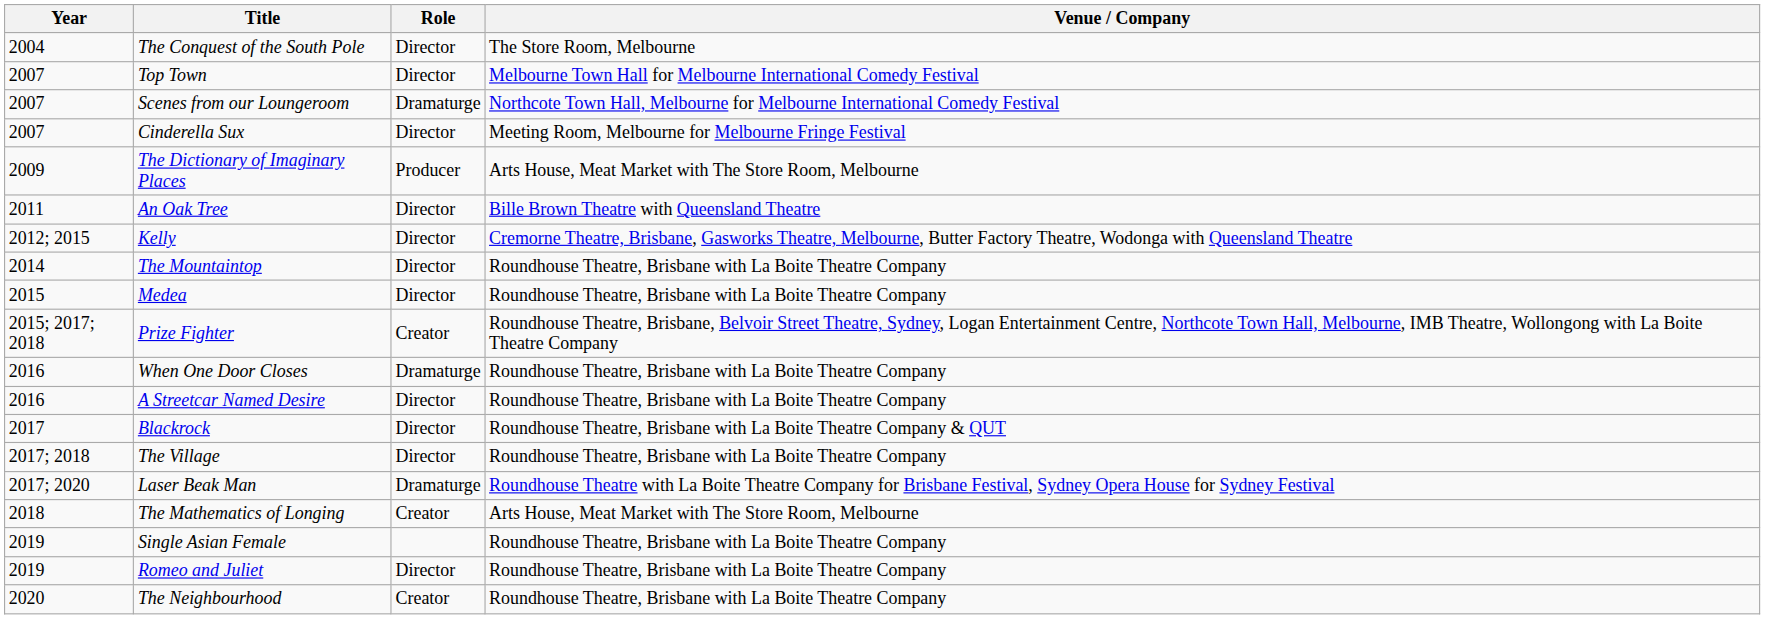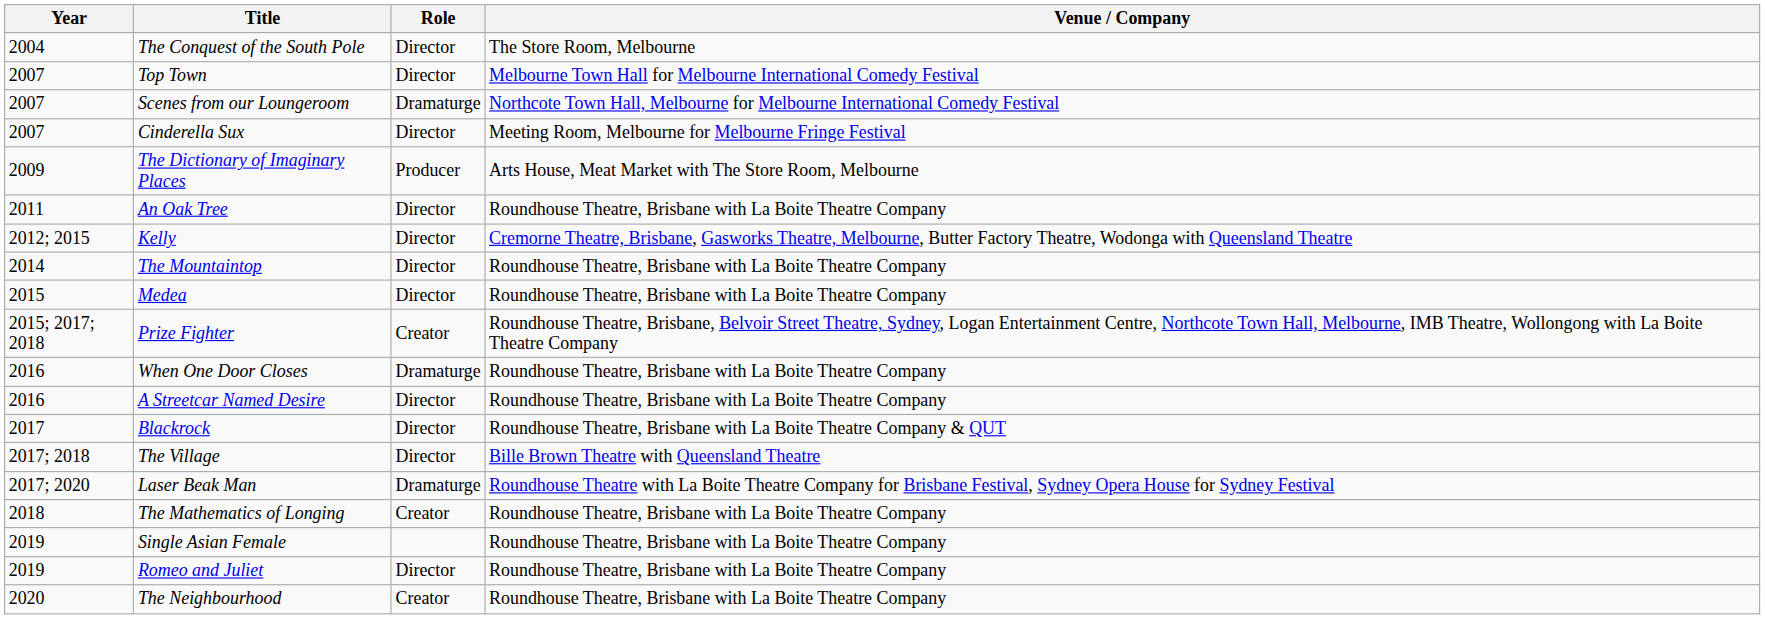(655, 209) Bille Brown Theatre with Queensland Theatre -> (718, 209) Roundhouse Theatre, Brisbane with La Boite Theatre Company
(718, 456) Roundhouse Theatre, Brisbane with La Boite Theatre Company -> (655, 456) Bille Brown Theatre with Queensland Theatre
(704, 513) Arts House, Meat Market with The Store Room, Melbourne -> (718, 513) Roundhouse Theatre, Brisbane with La Boite Theatre Company
